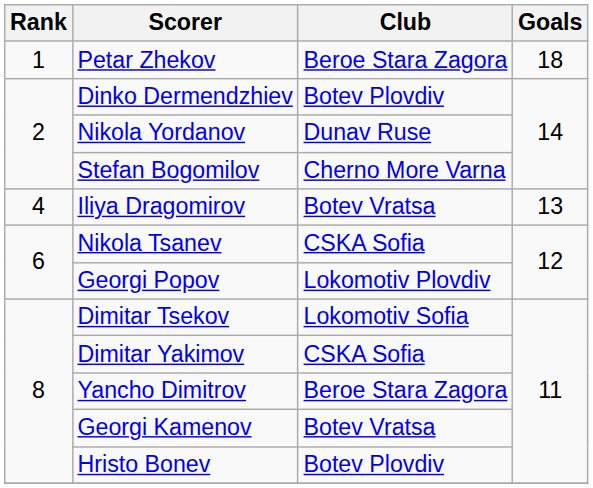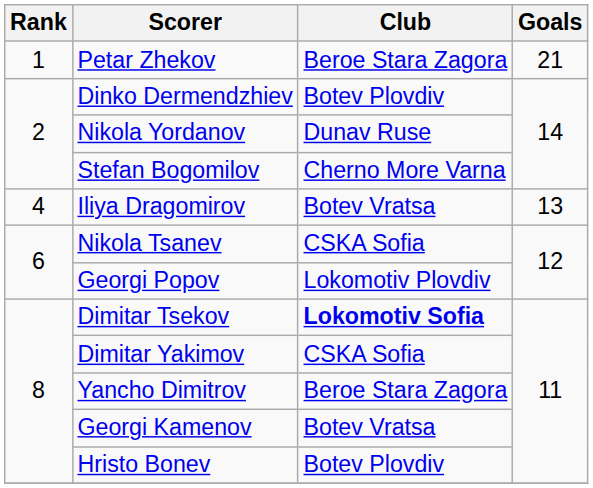(550, 59) 18 -> (550, 59) 21
(386, 317) normal -> (394, 317) bold
